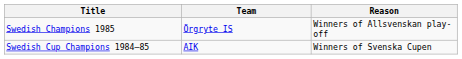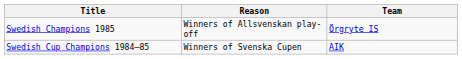columns swapped: (246, 11) <-> (384, 11)
